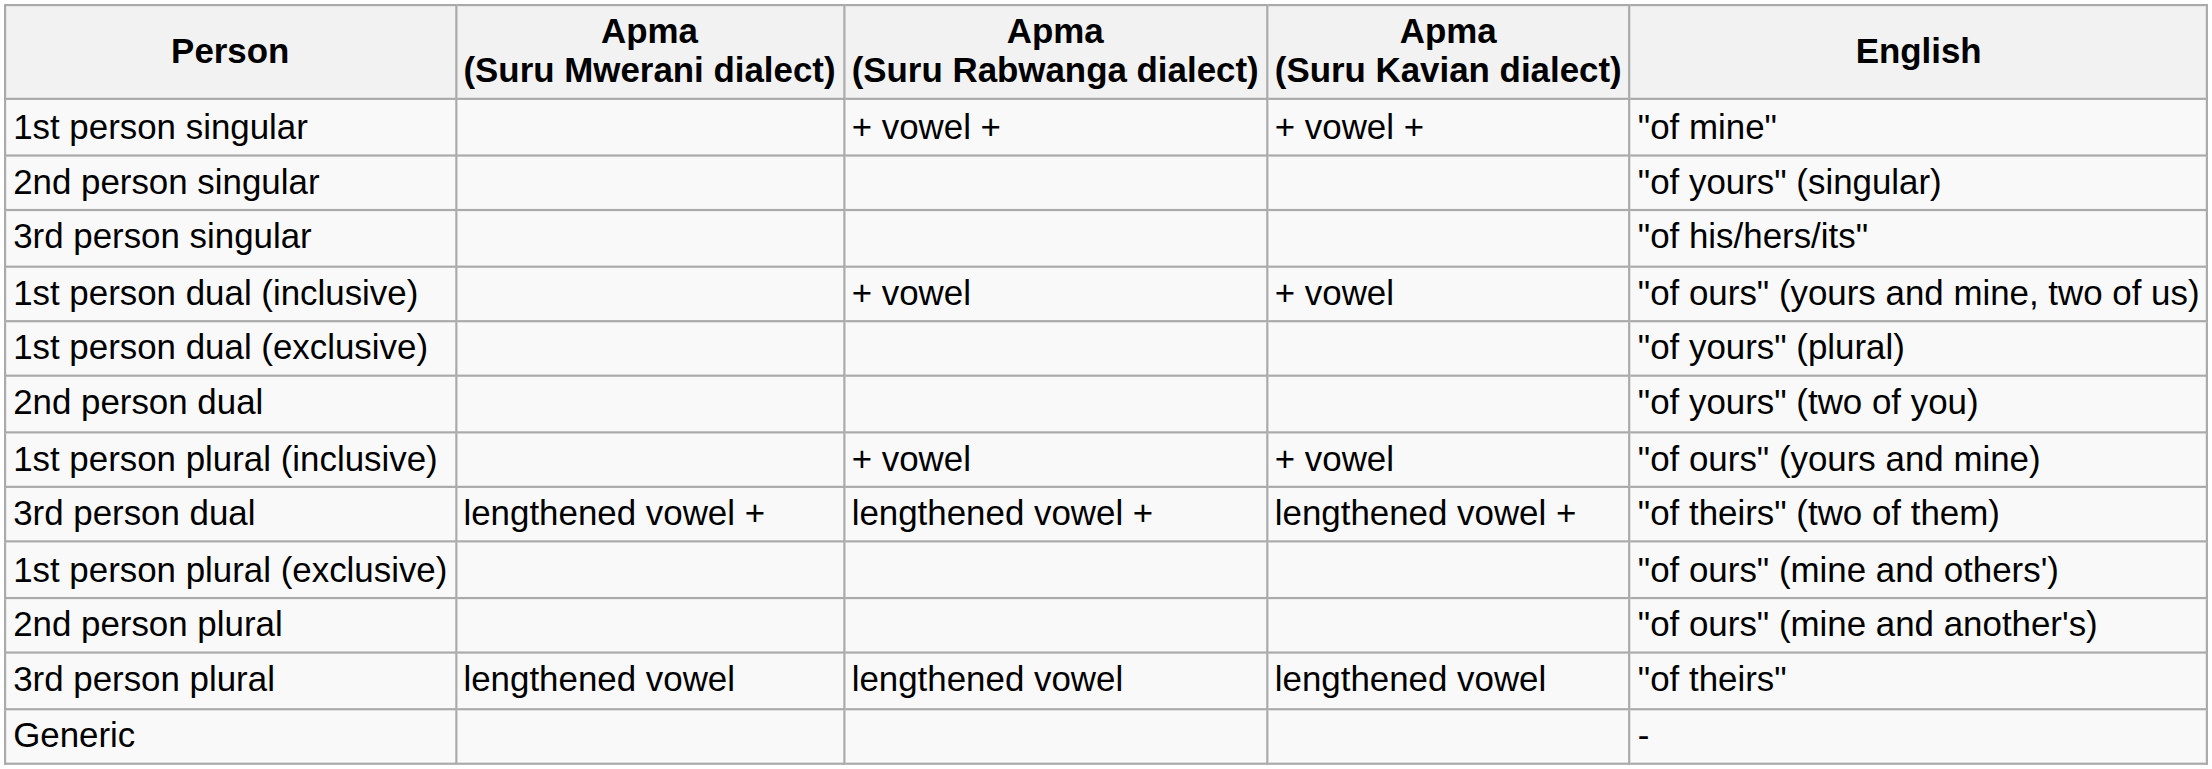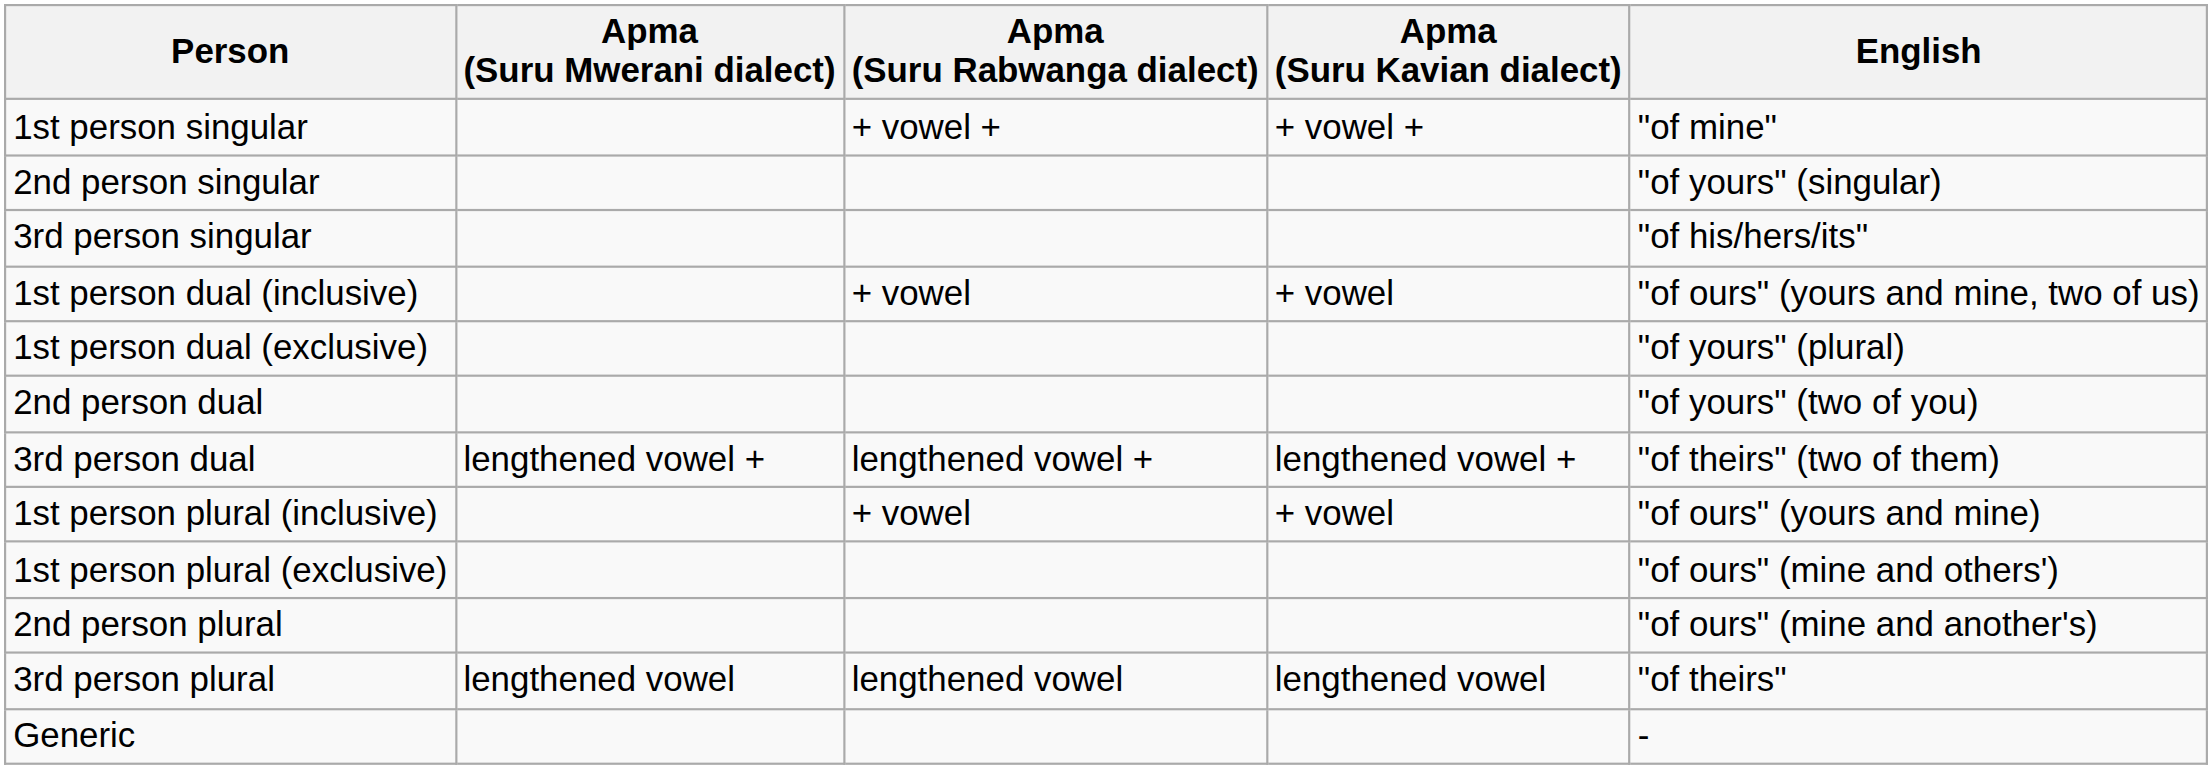rows swapped: (134, 513) <-> (225, 458)
